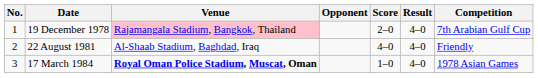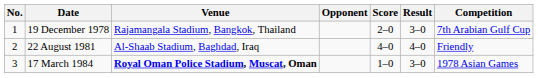(205, 30) pink background -> (205, 30) no background
(418, 30) 4–0 -> (418, 30) 3–0
(418, 64) 4–0 -> (418, 64) 3–0
